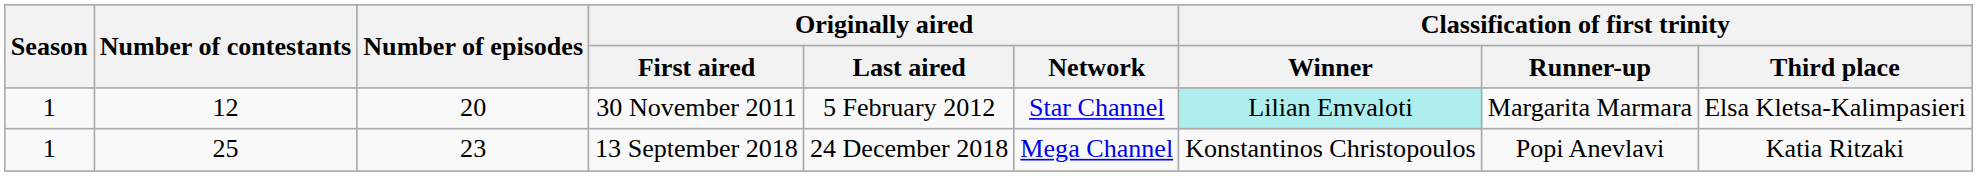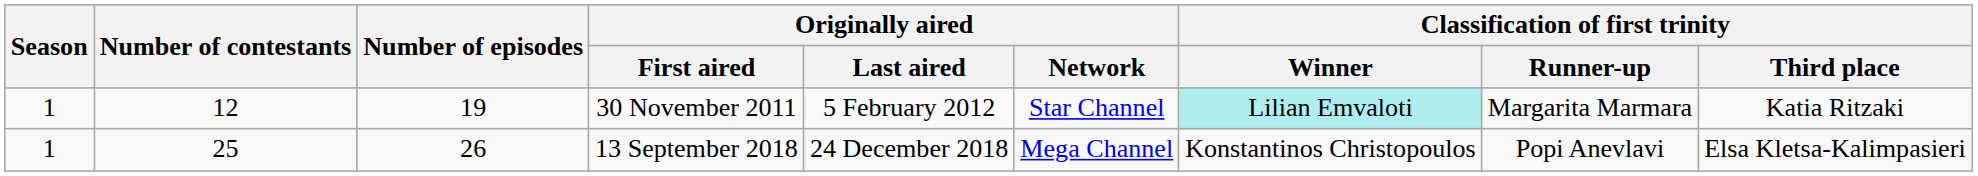(473, 107) 20 -> (473, 107) 19
(1835, 107) Elsa Kletsa-Kalimpasieri -> (1835, 107) Katia Ritzaki
(473, 149) 23 -> (473, 149) 26
(1835, 149) Katia Ritzaki -> (1835, 149) Elsa Kletsa-Kalimpasieri
